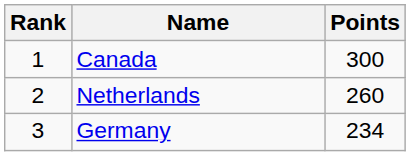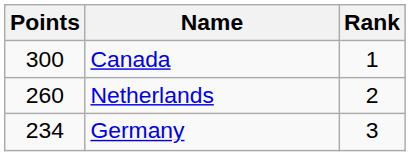columns swapped: (38, 22) <-> (365, 22)
